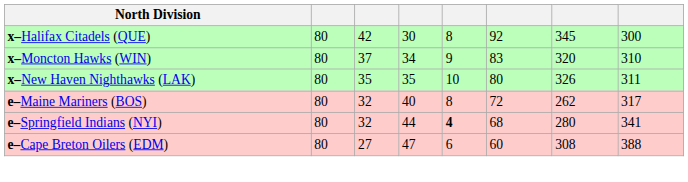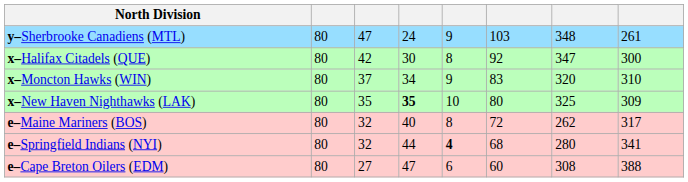+ row: (96, 36)
(565, 36) 345 -> (565, 58) 347
(409, 79) normal -> (409, 101) bold
(565, 79) 326 -> (565, 101) 325
(631, 79) 311 -> (631, 101) 309
